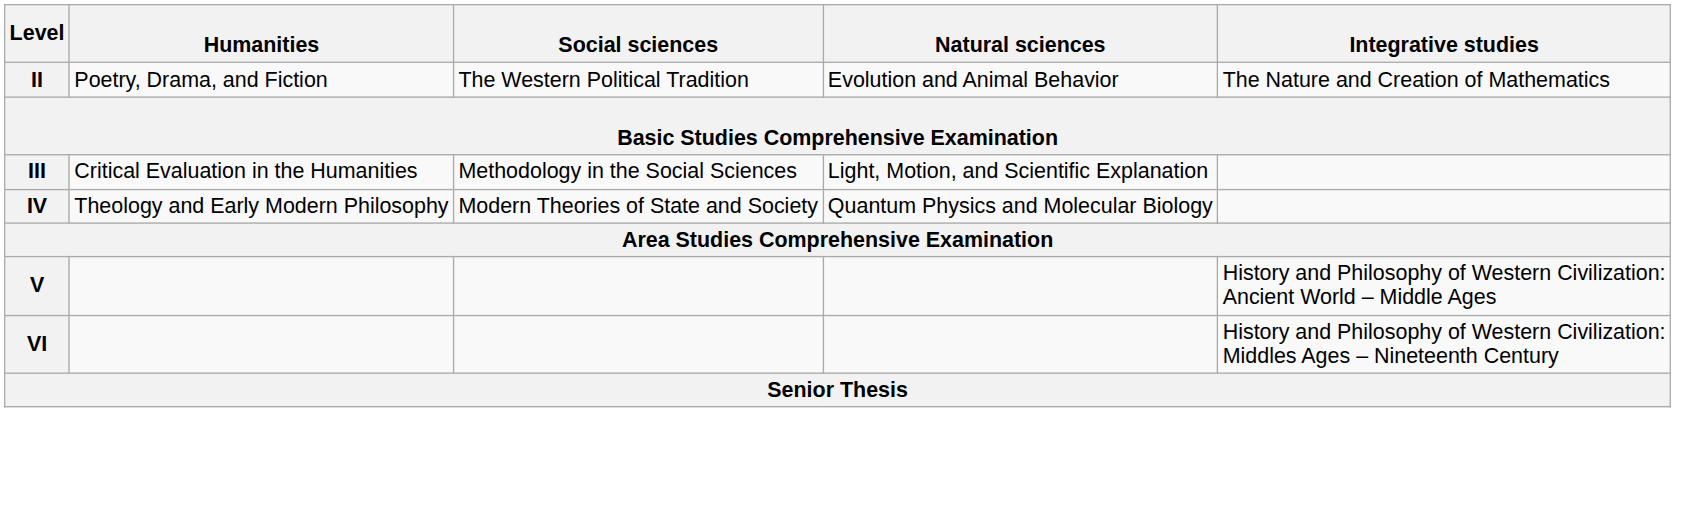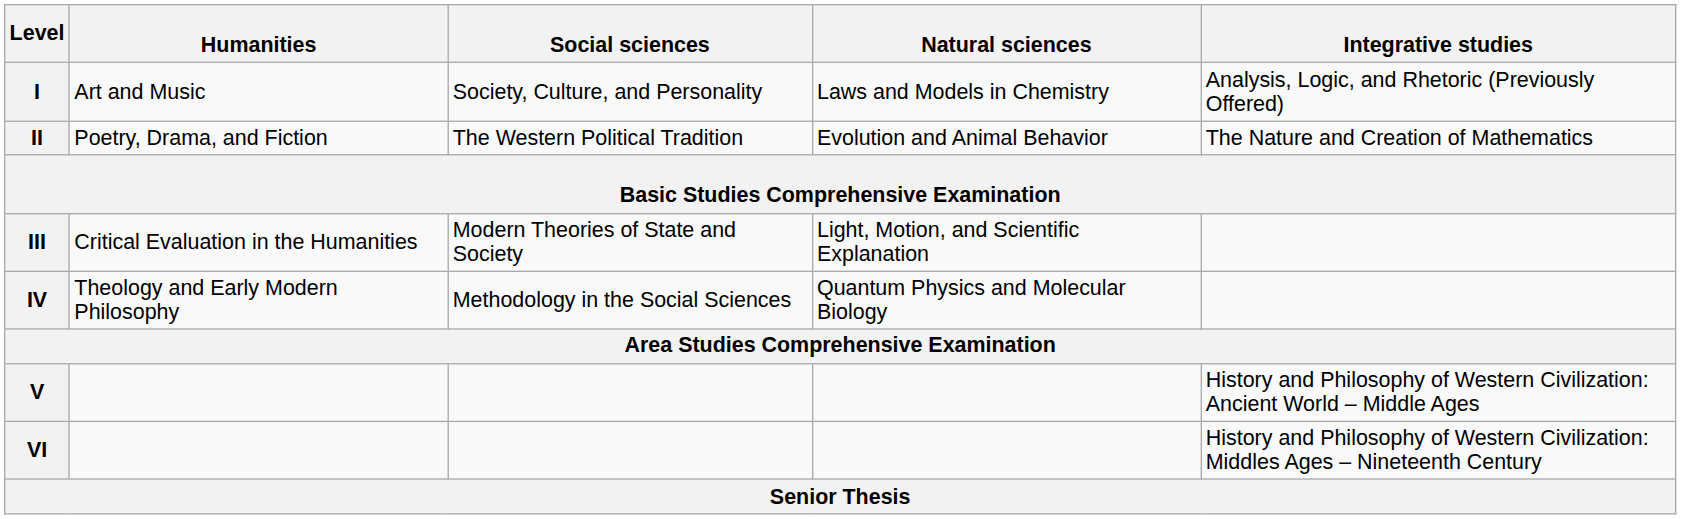+ row: (37, 91)
(628, 171) Methodology in the Social Sciences -> (594, 241) Modern Theories of State and Society
(638, 205) Modern Theories of State and Society -> (622, 300) Methodology in the Social Sciences
